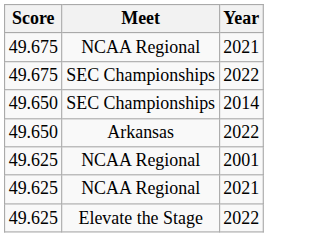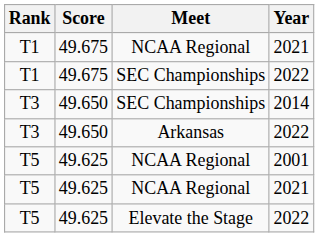+ column: (30, 18)
